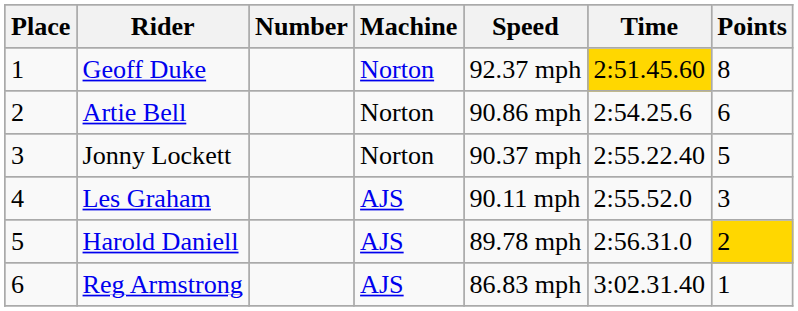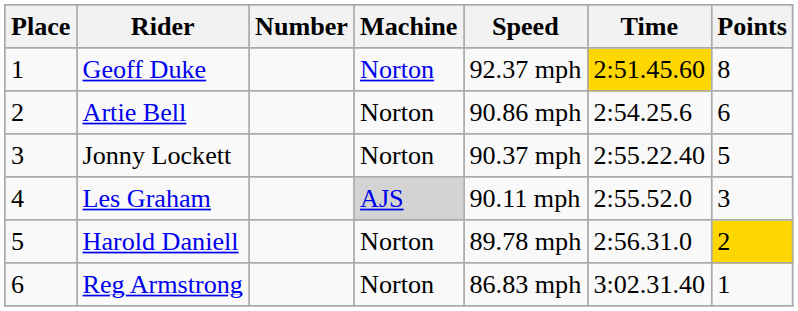(382, 198) no background -> (382, 198) lightgrey background
(382, 241) AJS -> (397, 241) Norton
(382, 284) AJS -> (397, 284) Norton
